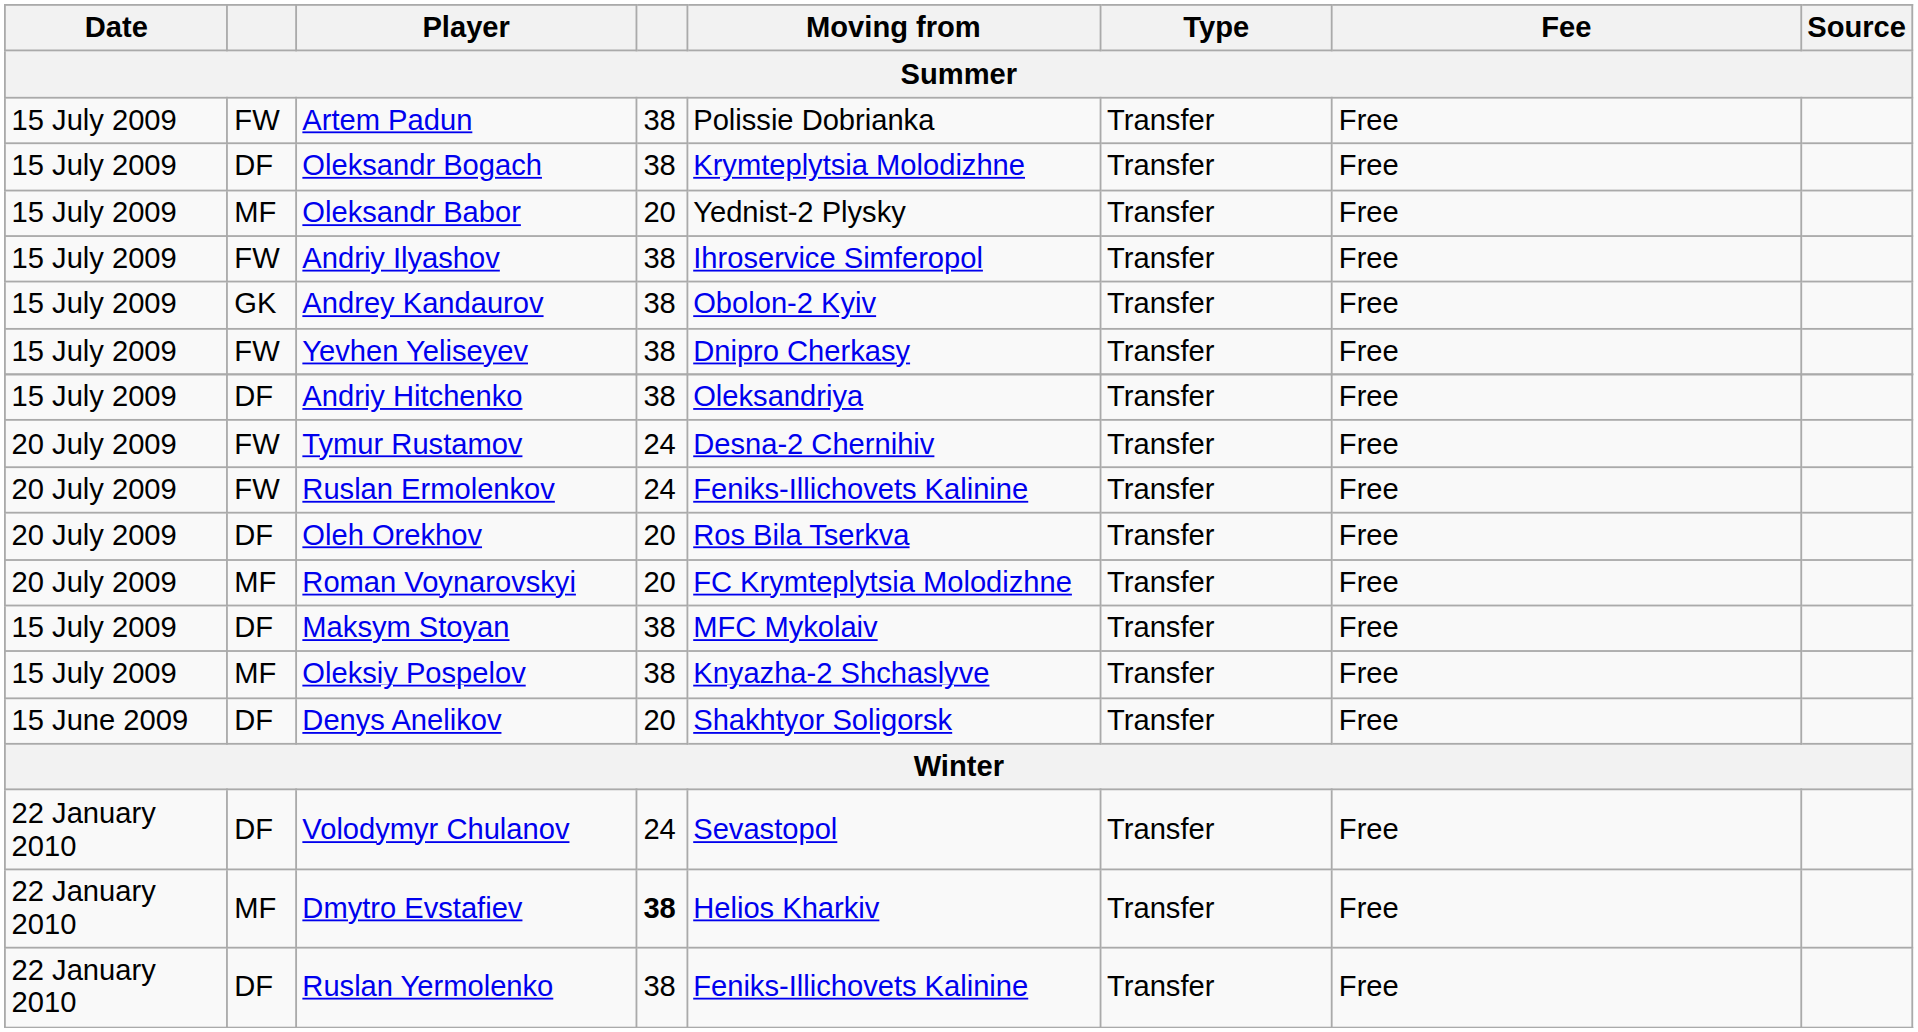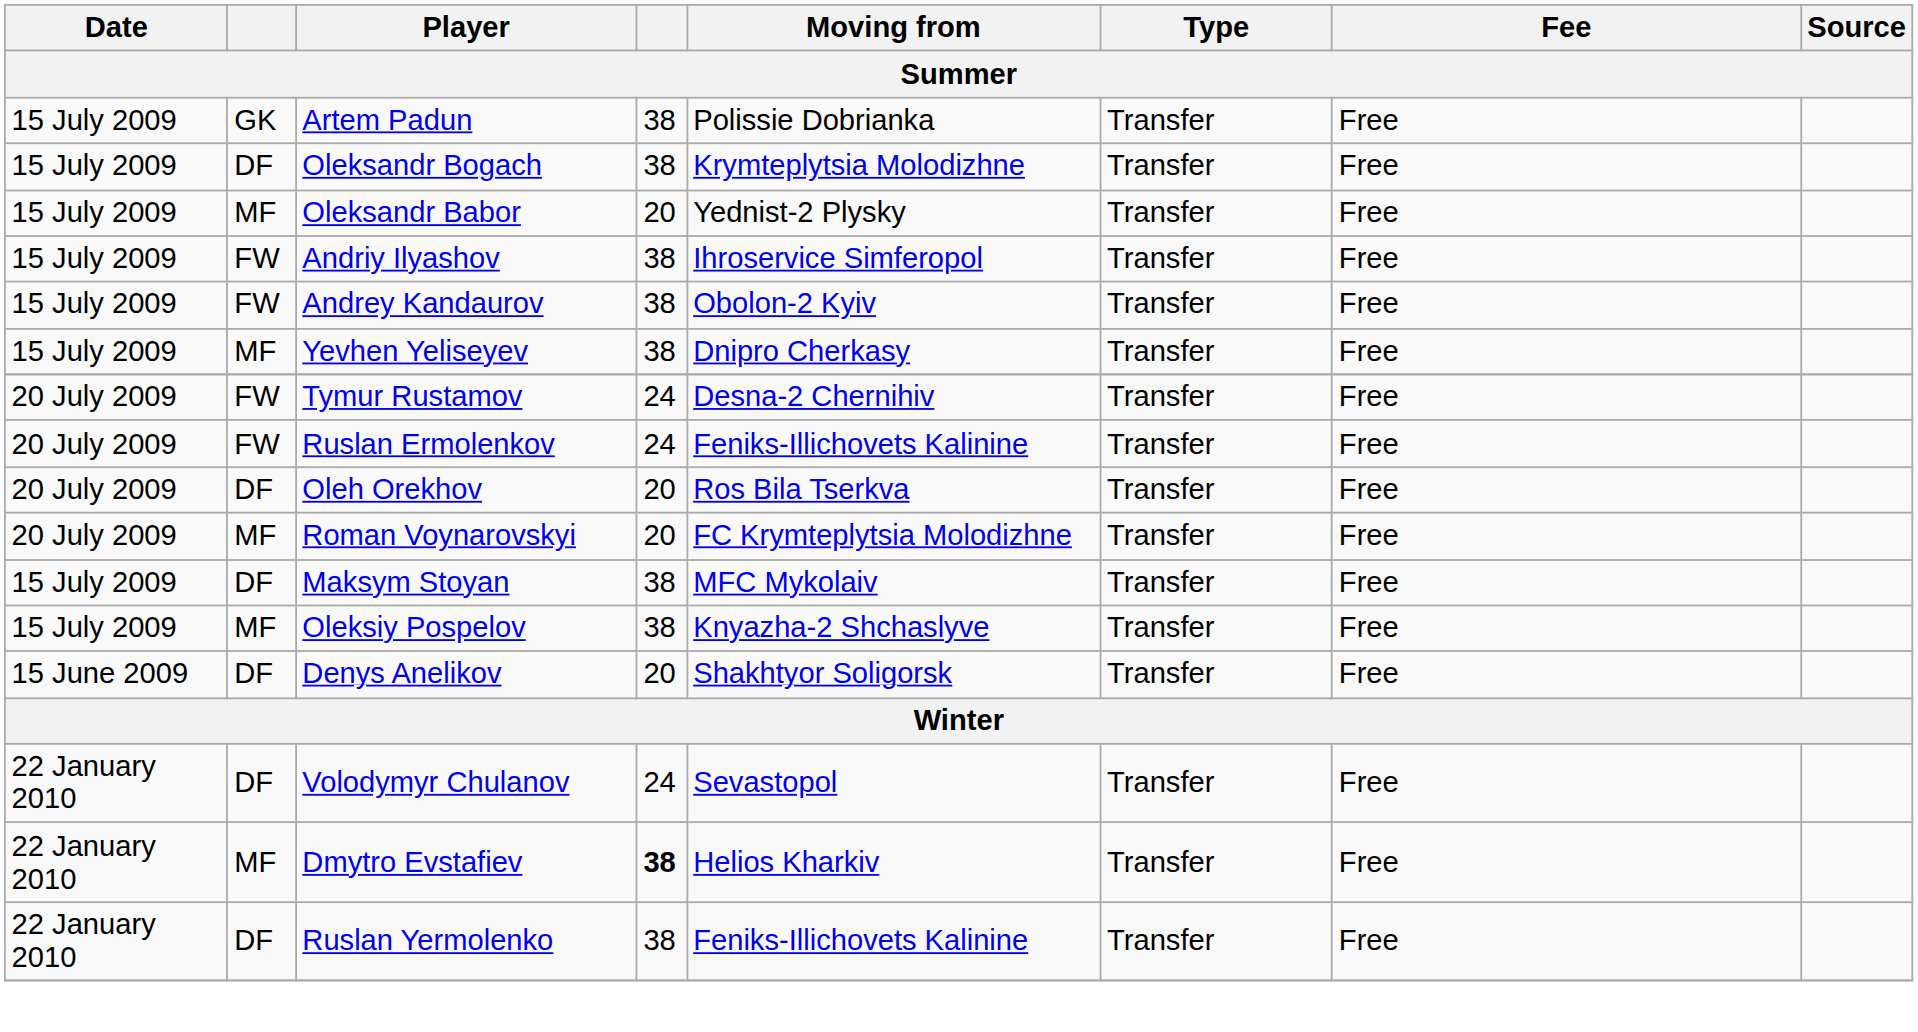(257, 119) FW -> (255, 119) GK
(255, 304) GK -> (257, 304) FW
(257, 350) FW -> (255, 350) MF
- row: (412, 397)
